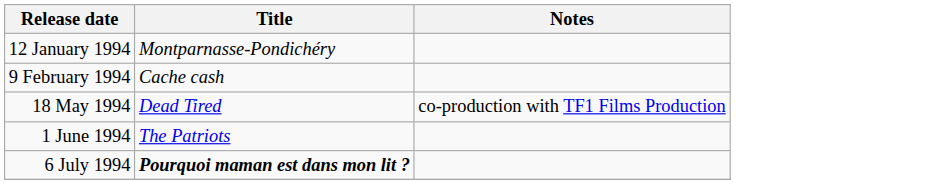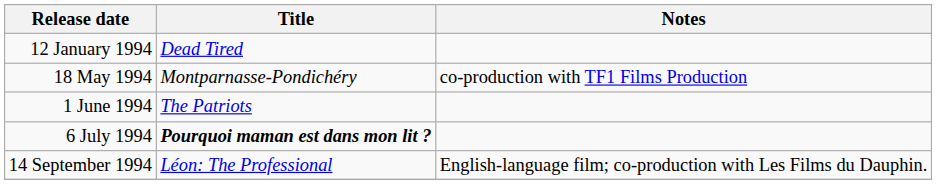(237, 48) Montparnasse-Pondichéry -> (202, 48) Dead Tired
- row: (70, 77)
(180, 106) Dead Tired -> (259, 77) Montparnasse-Pondichéry
+ row: (80, 164)
